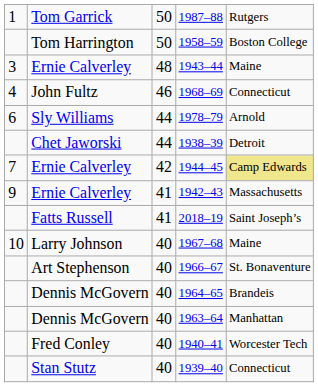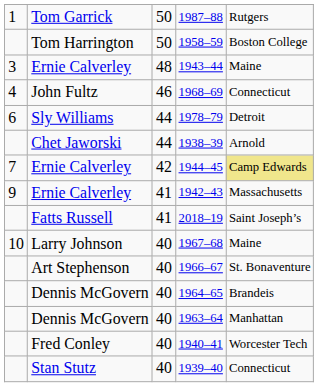(247, 117) Arnold -> (247, 117) Detroit
(247, 142) Detroit -> (247, 142) Arnold
